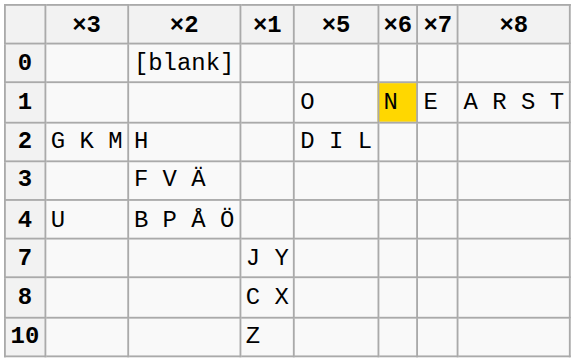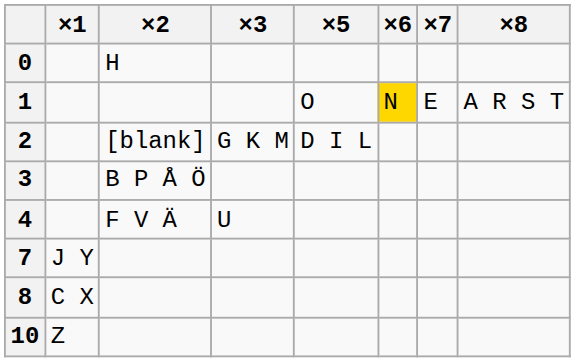columns swapped: (267, 24) <-> (87, 24)
(184, 63) [blank] -> (112, 63) H
(141, 141) H -> (155, 141) [blank]
(170, 180) F V Ä -> (155, 180) B P Å Ö
(184, 219) B P Å Ö -> (141, 219) F V Ä
